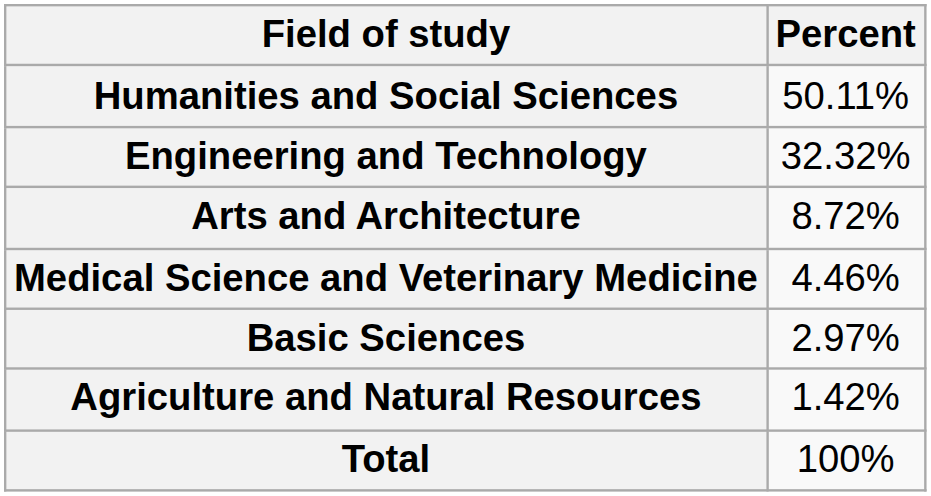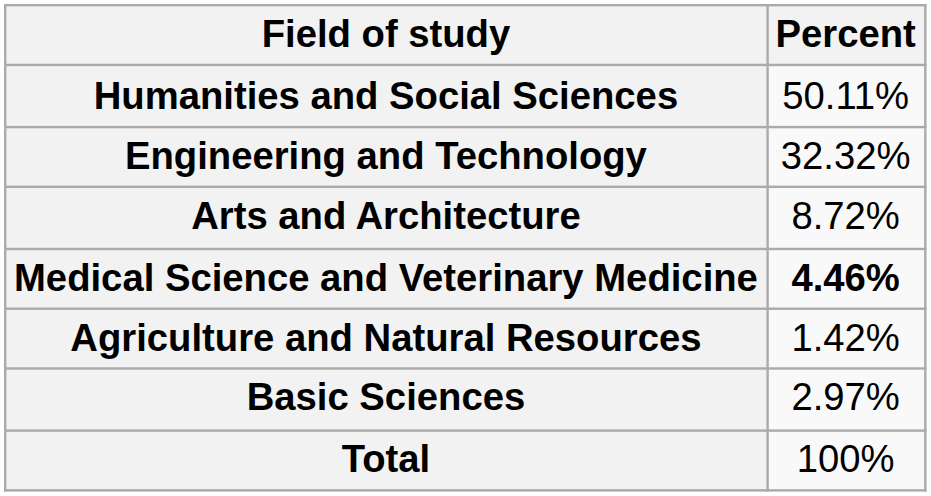(846, 277) normal -> (846, 277) bold
rows swapped: (386, 338) <-> (386, 398)
